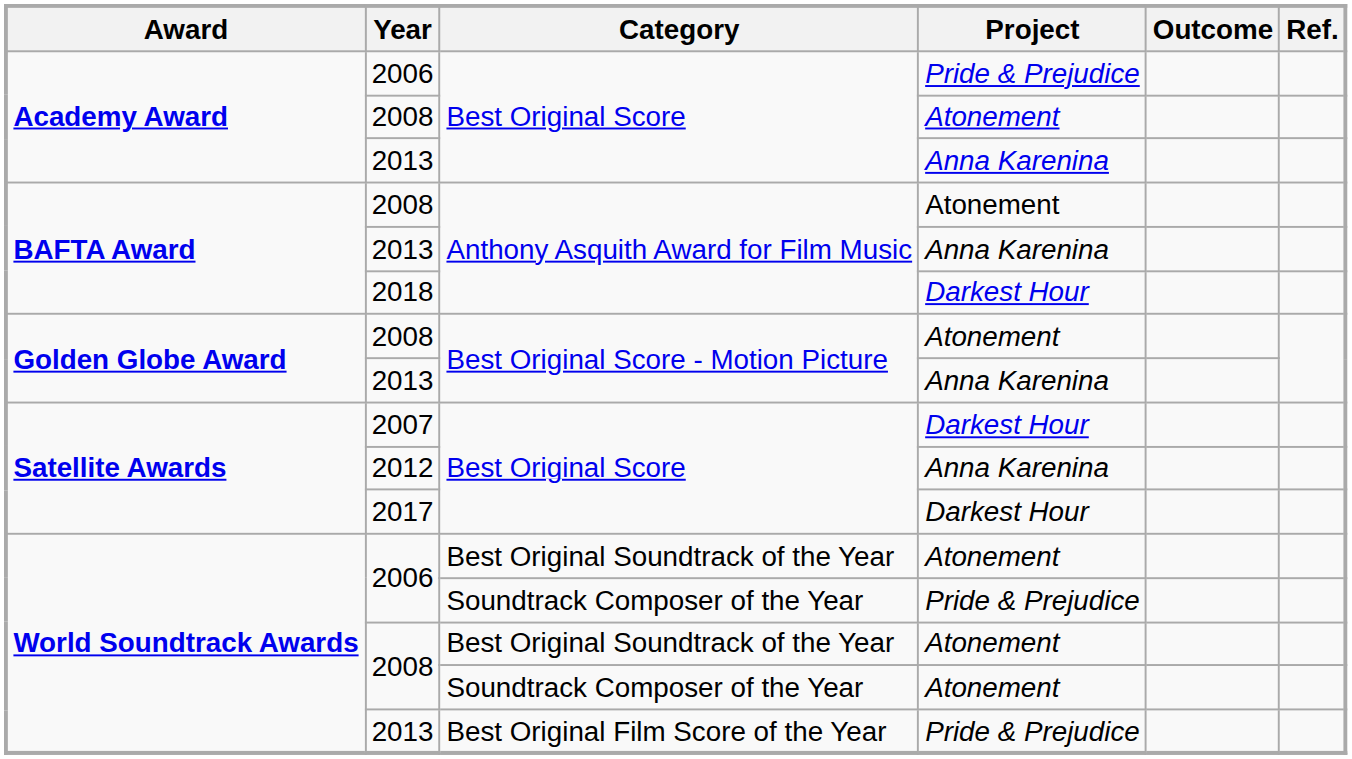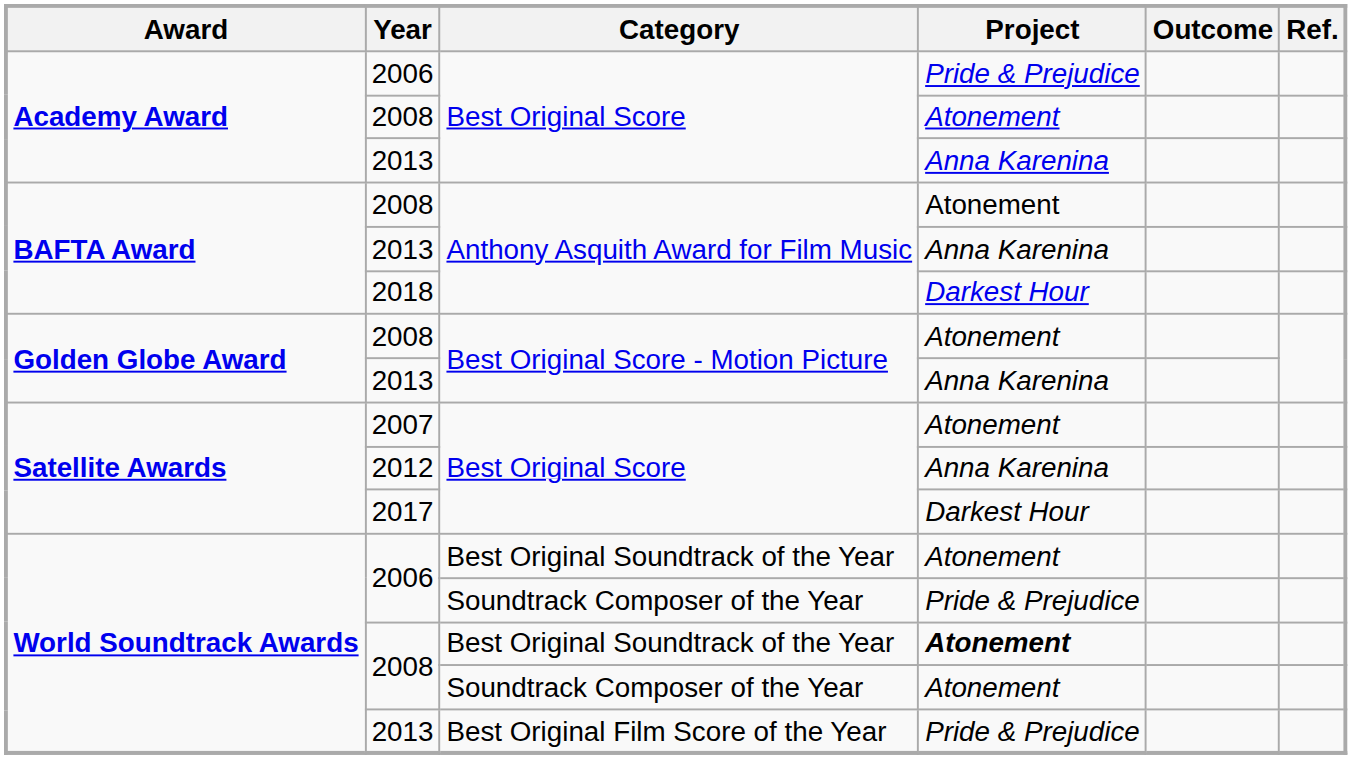(1007, 424) Darkest Hour -> (992, 424) Atonement
(992, 644) normal -> (998, 644) bold
